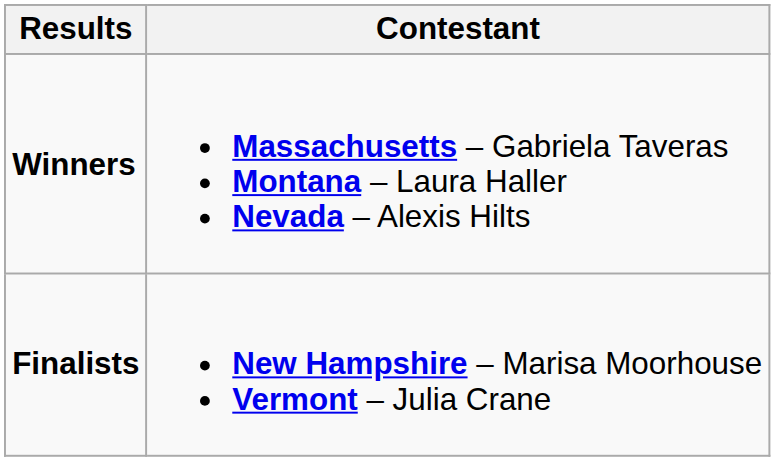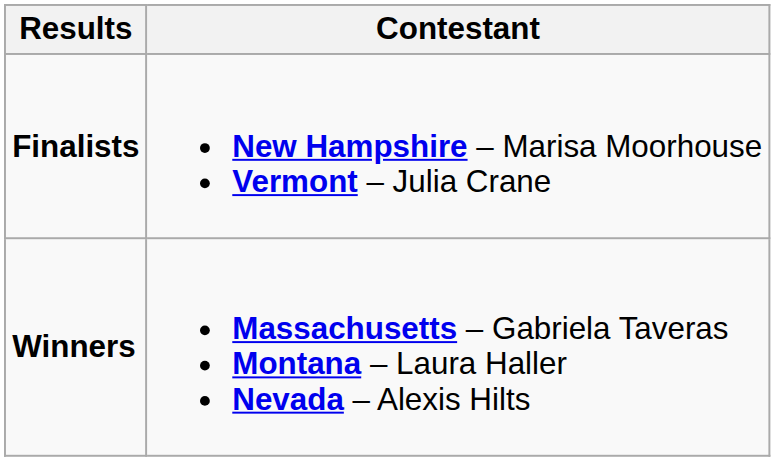rows swapped: (74, 163) <-> (76, 364)
